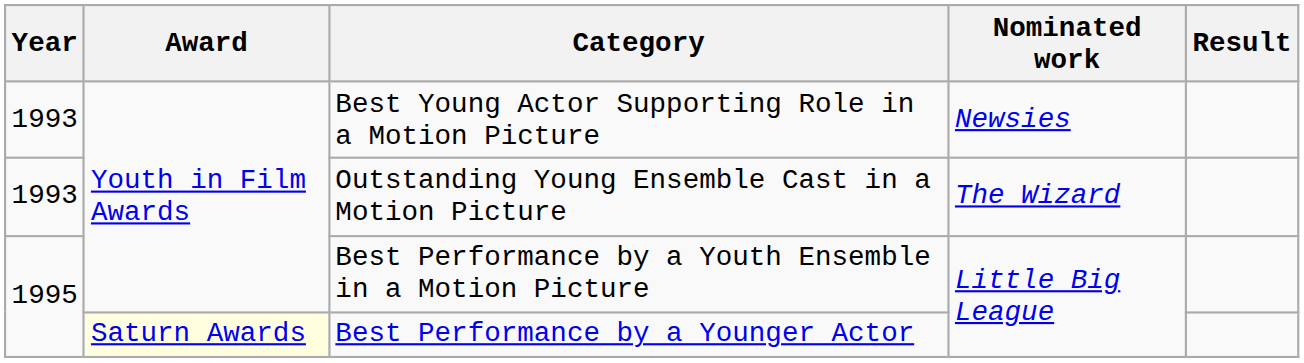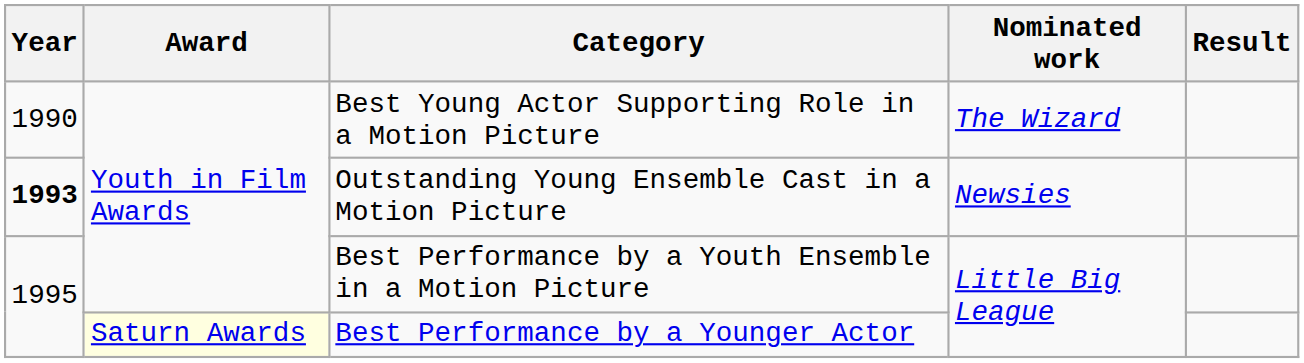(45, 120) 1993 -> (45, 120) 1990
(1013, 120) Newsies -> (1038, 120) The Wizard
(45, 197) normal -> (45, 197) bold
(1038, 197) The Wizard -> (1013, 197) Newsies
